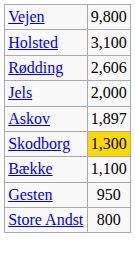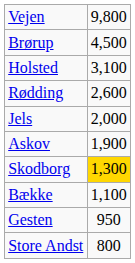+ row: (31, 42)
(109, 67) 2,606 -> (109, 93) 2,600
(109, 118) 1,897 -> (109, 144) 1,900
